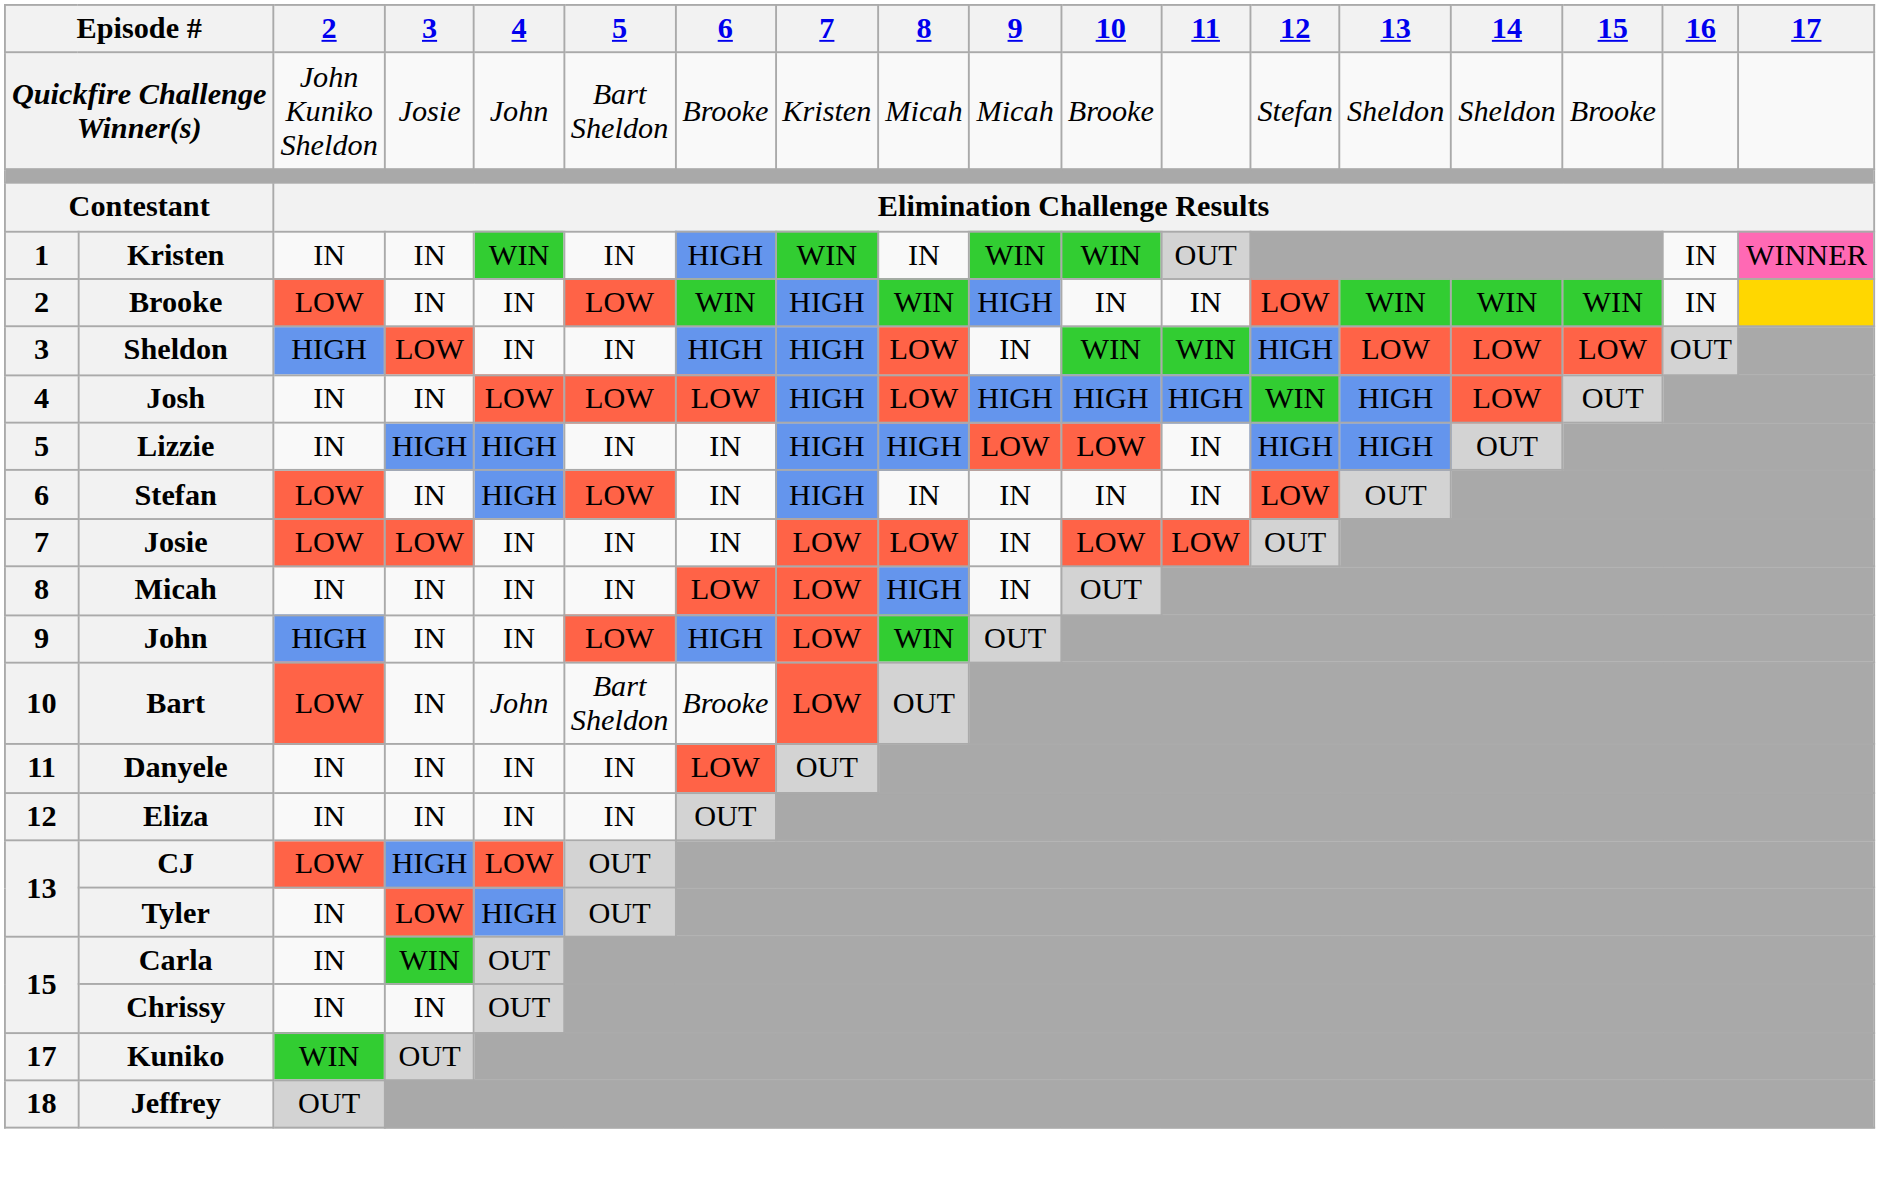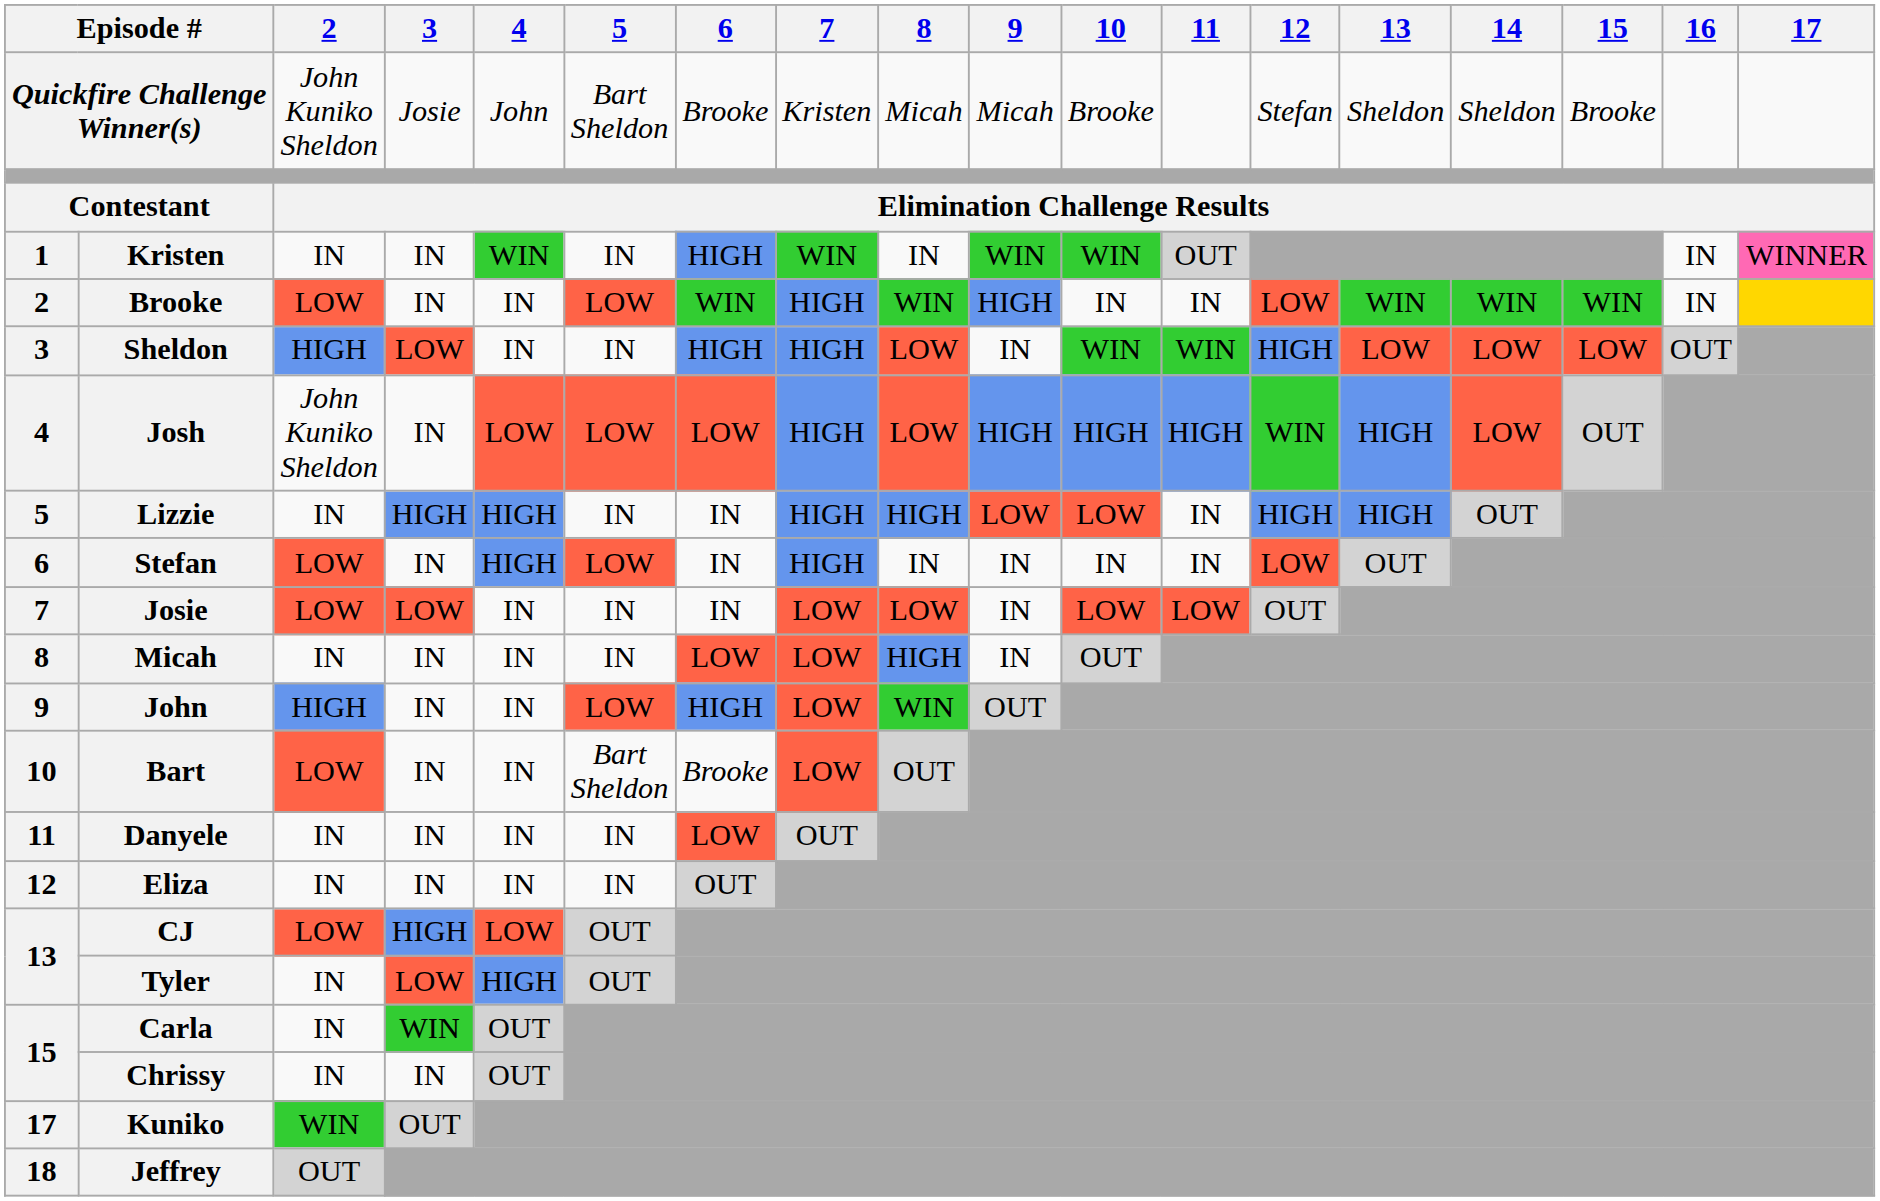(329, 398) IN -> (329, 432) John Kuniko Sheldon
(519, 702) John -> (519, 771) IN
